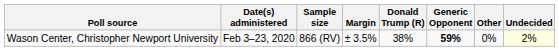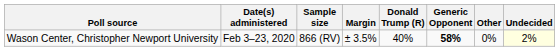(403, 38) 38% -> (403, 38) 40%
(451, 38) 59% -> (451, 38) 58%
